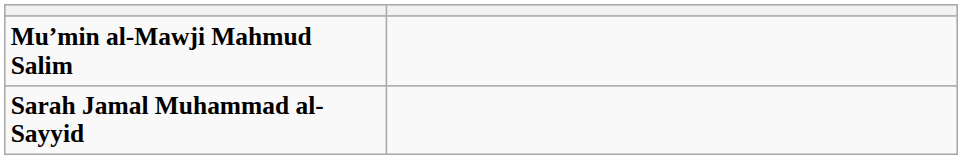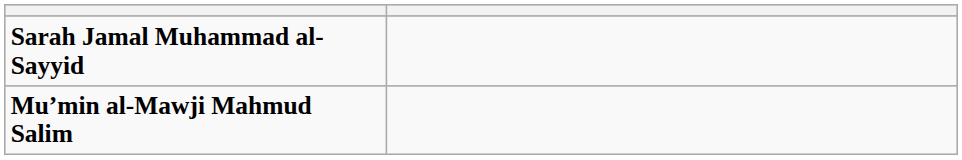rows swapped: (161, 50) <-> (167, 119)
